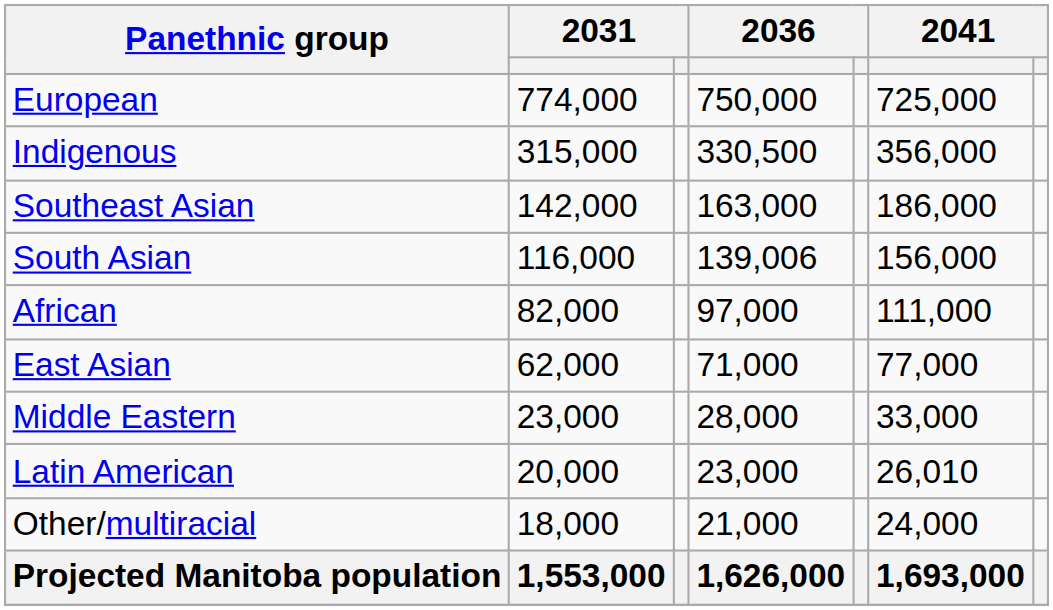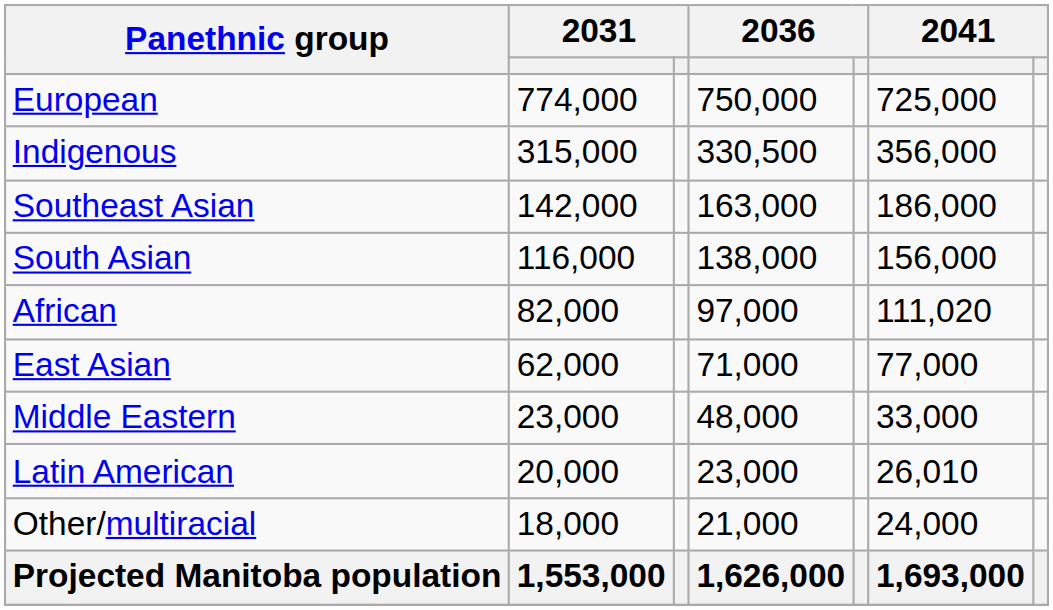(757, 258) 139,006 -> (757, 258) 138,000
(934, 311) 111,000 -> (934, 311) 111,020
(748, 417) 28,000 -> (748, 417) 48,000
